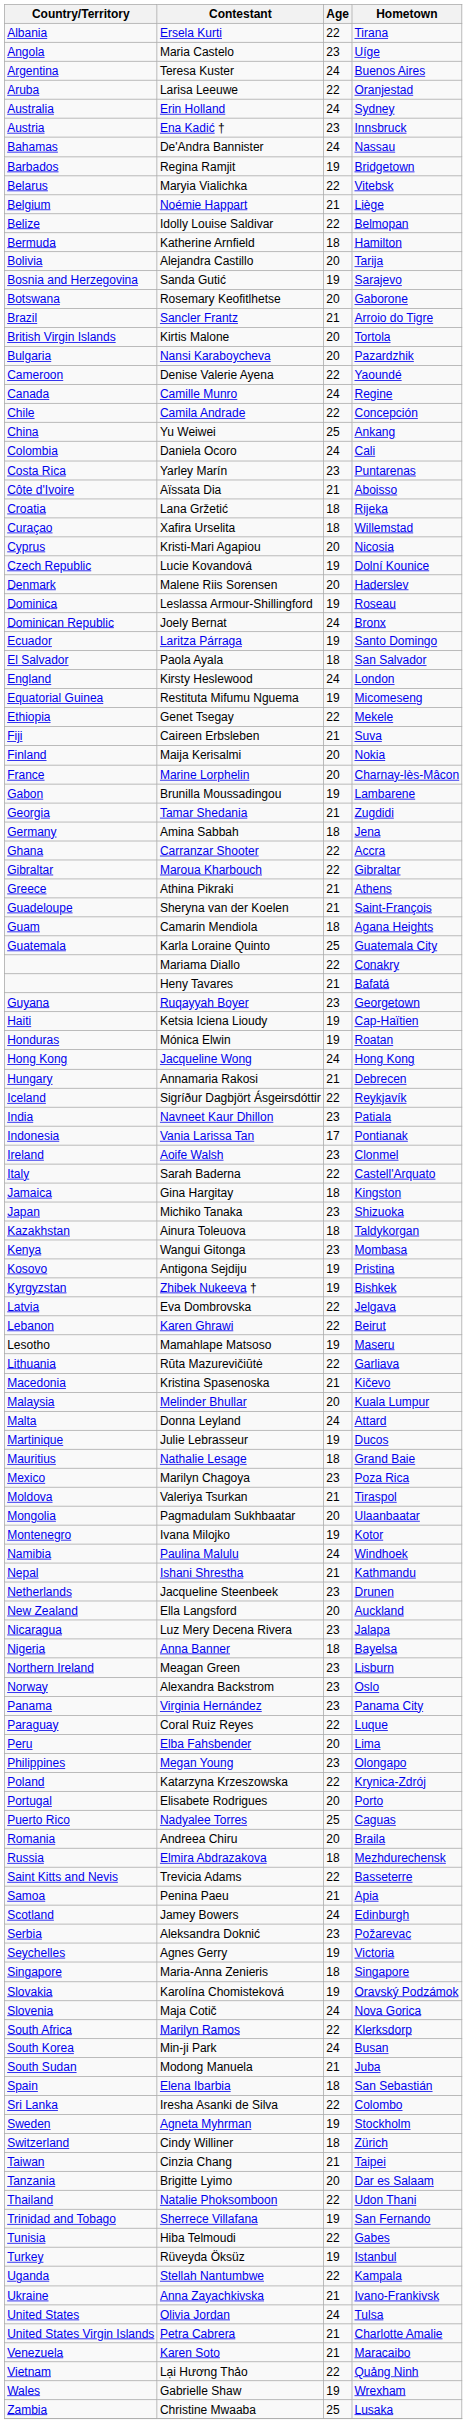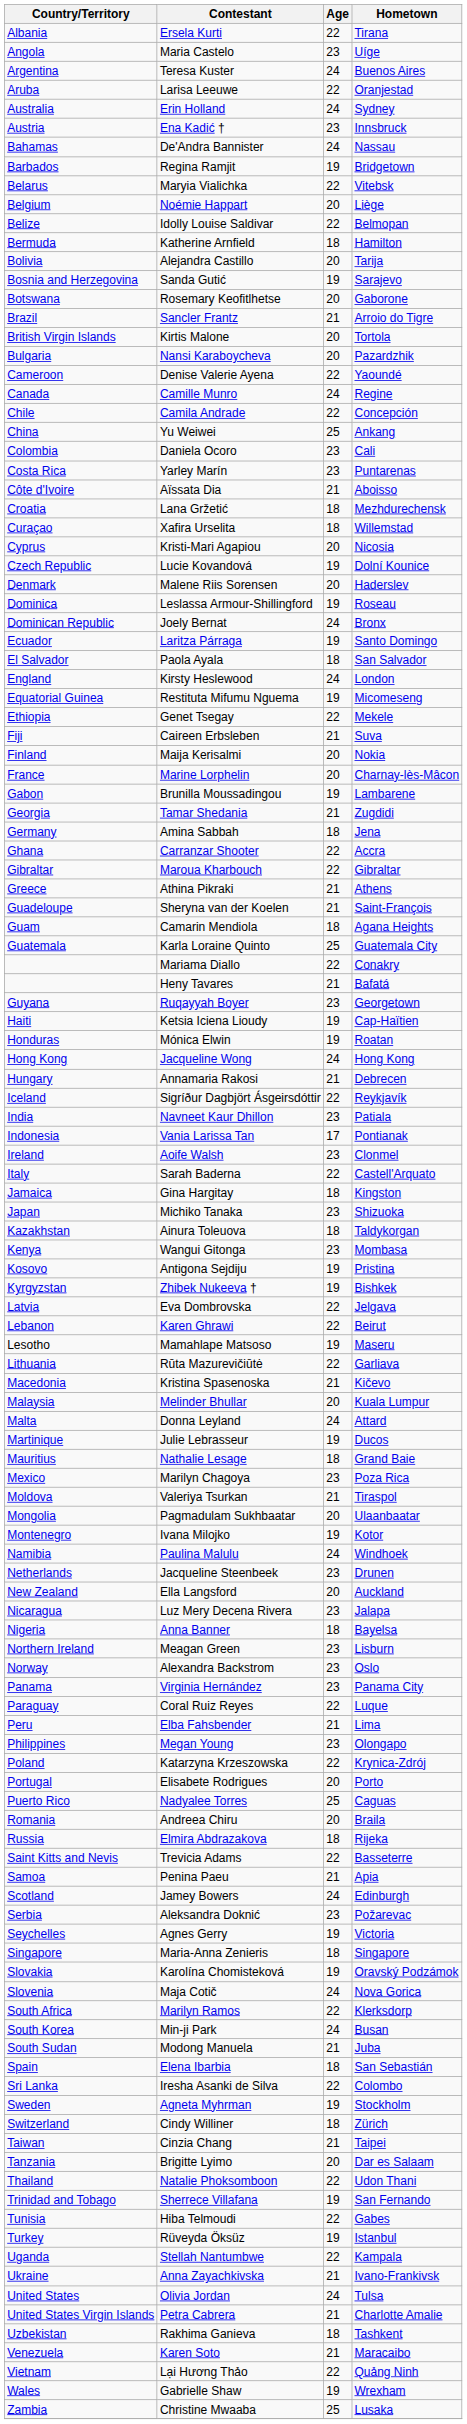(333, 204) 21 -> (333, 204) 20
(333, 451) 24 -> (333, 451) 23
(371, 508) Rijeka -> (400, 508) Mezhdurechensk
- row: (202, 1573)
(333, 1744) 20 -> (333, 1725) 21
(400, 1858) Mezhdurechensk -> (371, 1839) Rijeka
+ row: (208, 2333)
